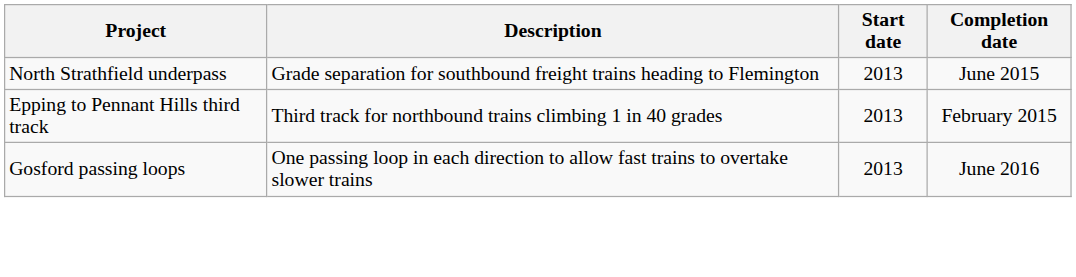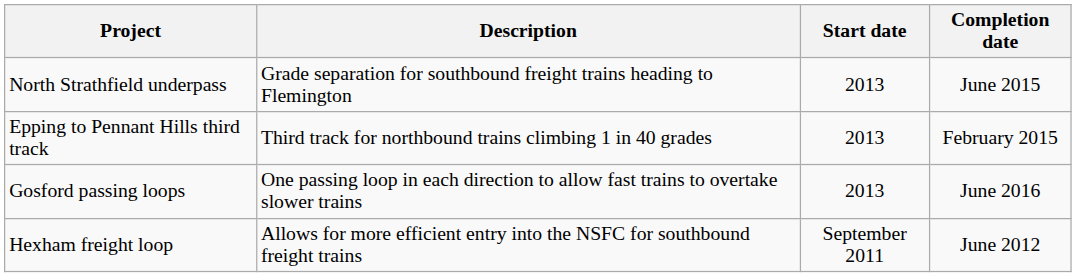+ row: (91, 244)
